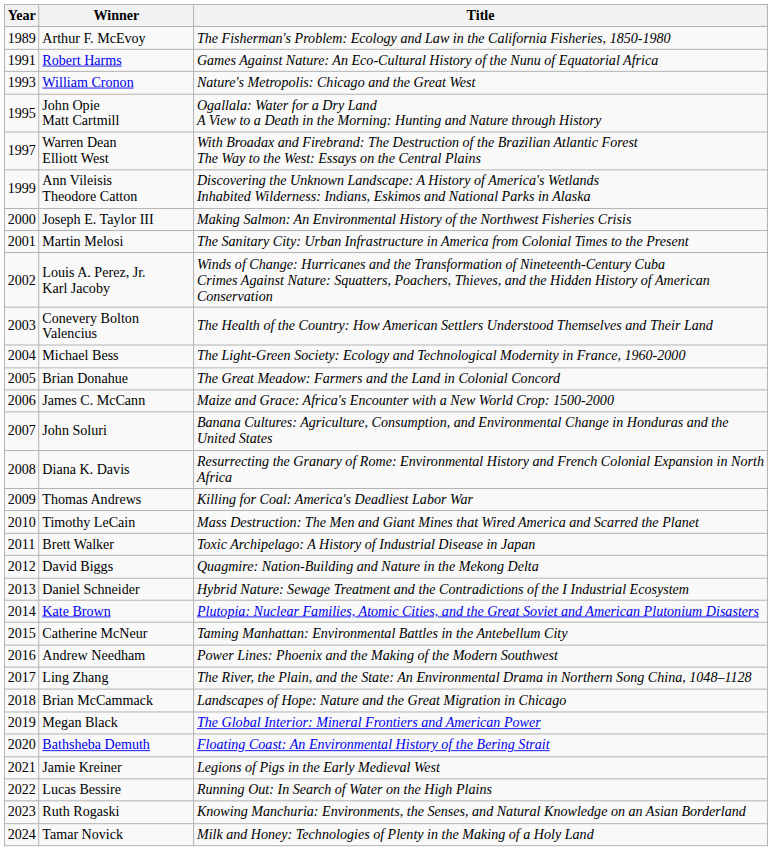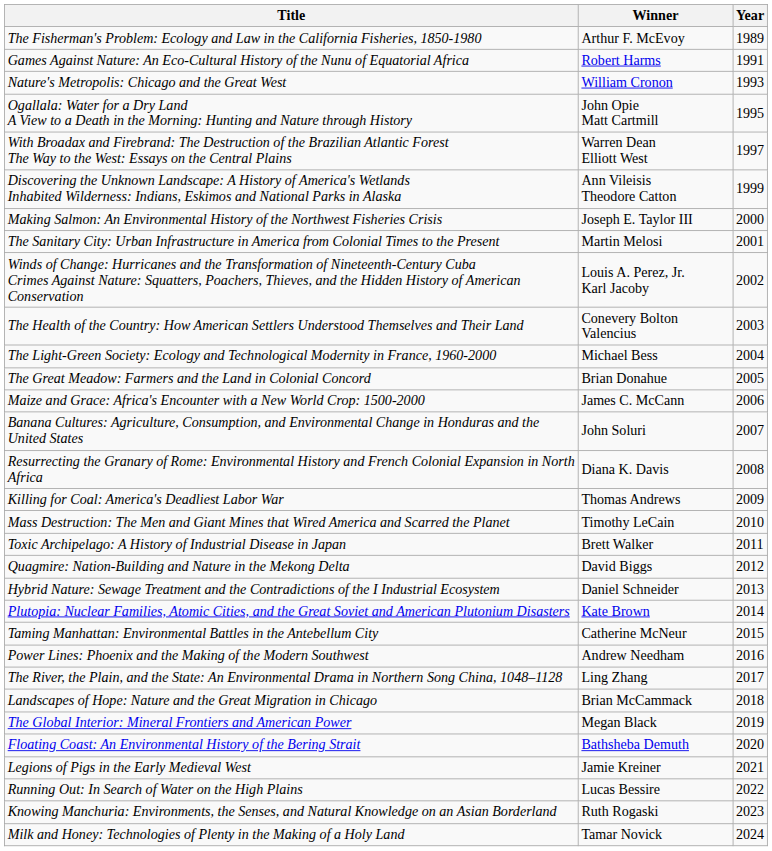columns swapped: (22, 15) <-> (481, 15)
